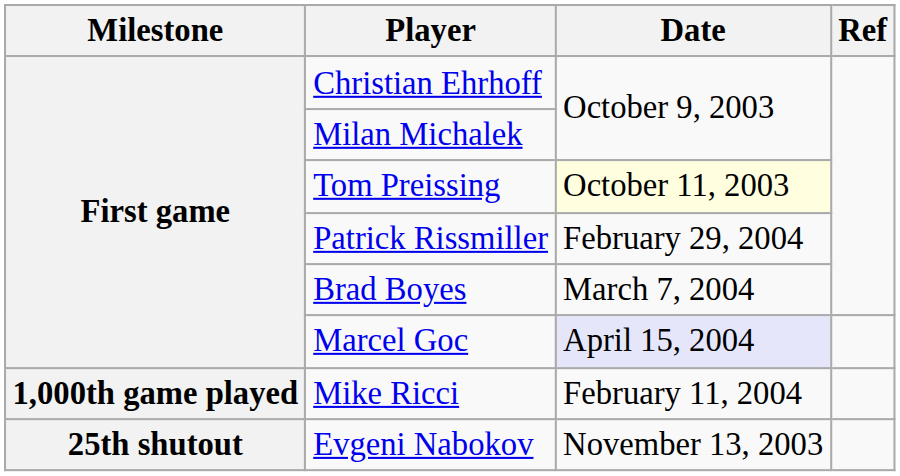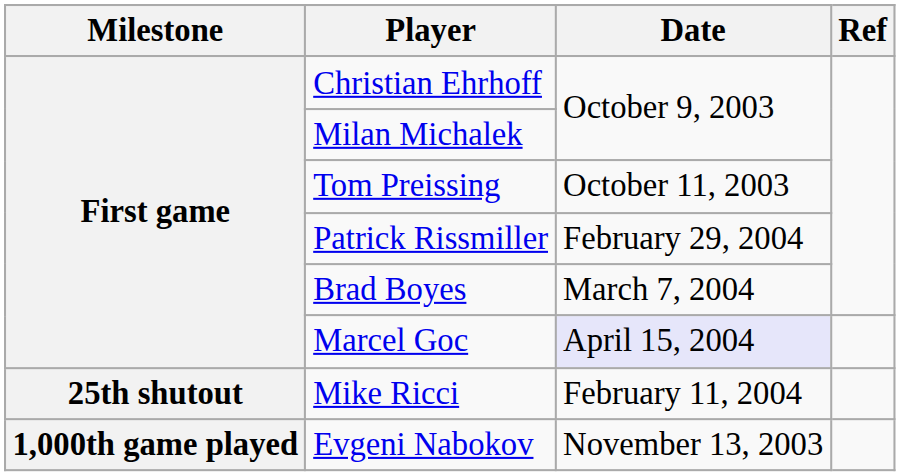(676, 185) lightyellow background -> (676, 185) no background
(155, 392) 1,000th game played -> (155, 392) 25th shutout
(155, 444) 25th shutout -> (155, 444) 1,000th game played
